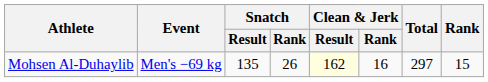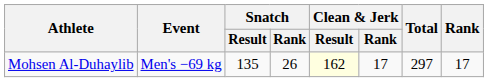(380, 64) 16 -> (380, 64) 17
(462, 64) 15 -> (462, 64) 17
